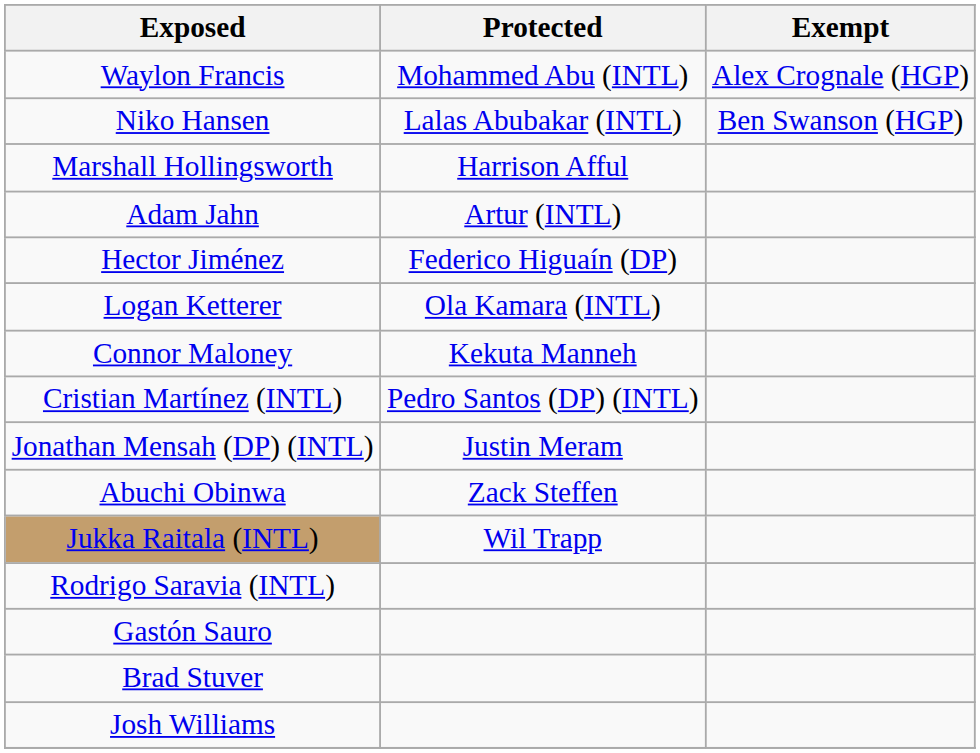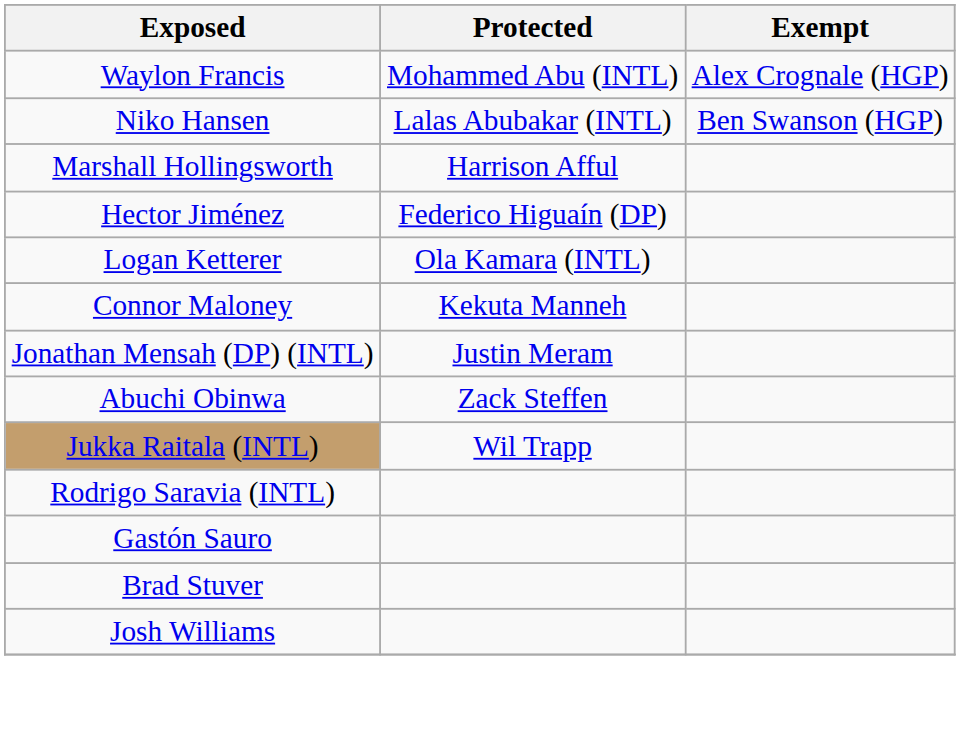- row: (193, 213)
- row: (193, 399)
